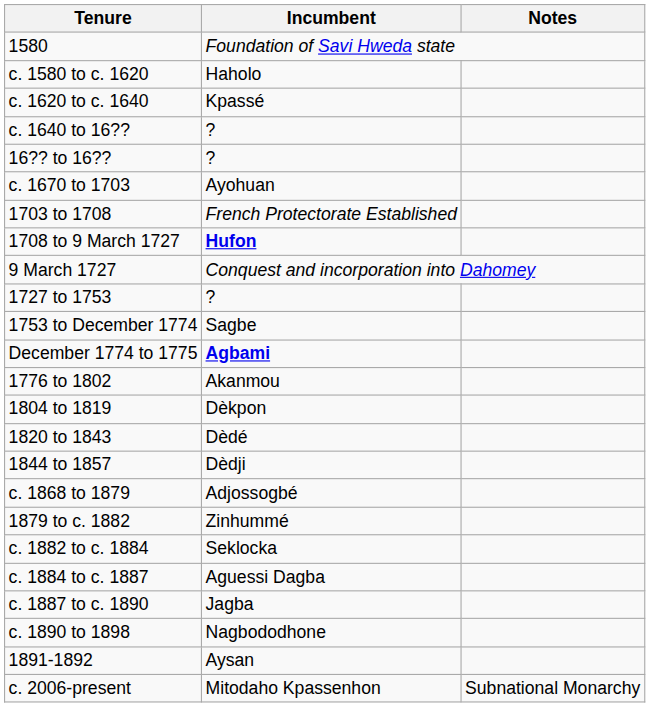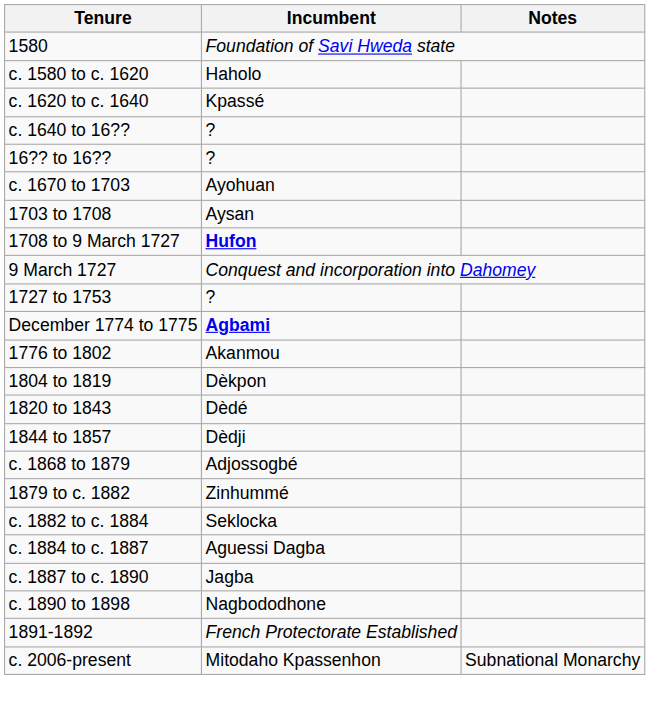(331, 213) French Protectorate Established -> (230, 213) Aysan
- row: (103, 325)
(230, 660) Aysan -> (331, 632) French Protectorate Established
